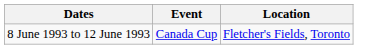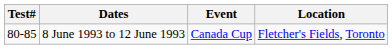+ column: (22, 14)
